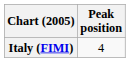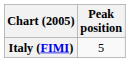(101, 47) 4 -> (101, 47) 5
